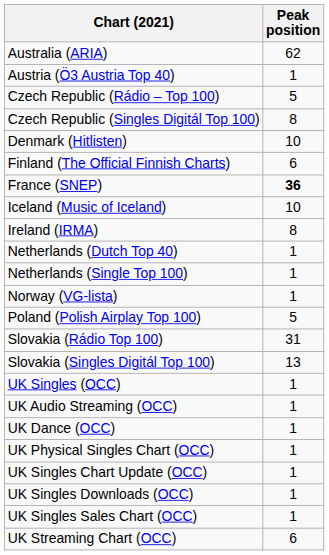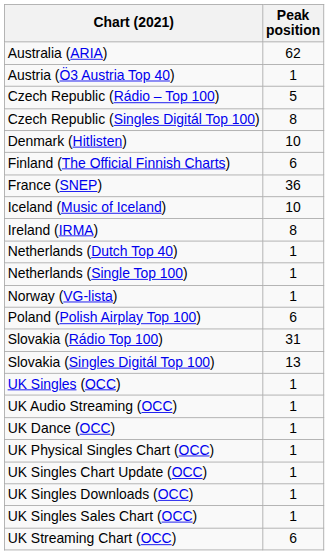(293, 185) bold -> (293, 185) normal
(293, 318) 5 -> (293, 318) 6
